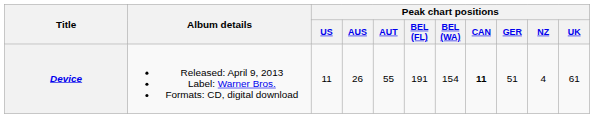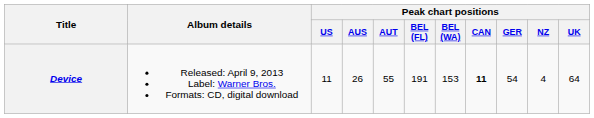(450, 78) 154 -> (450, 78) 153
(512, 78) 51 -> (512, 78) 54
(574, 78) 61 -> (574, 78) 64
